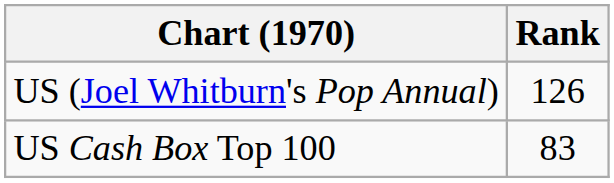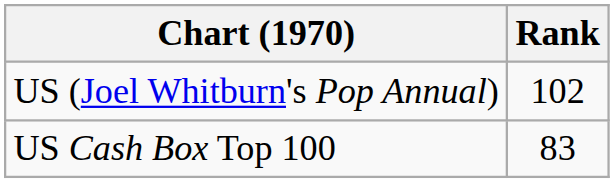(558, 90) 126 -> (558, 90) 102
